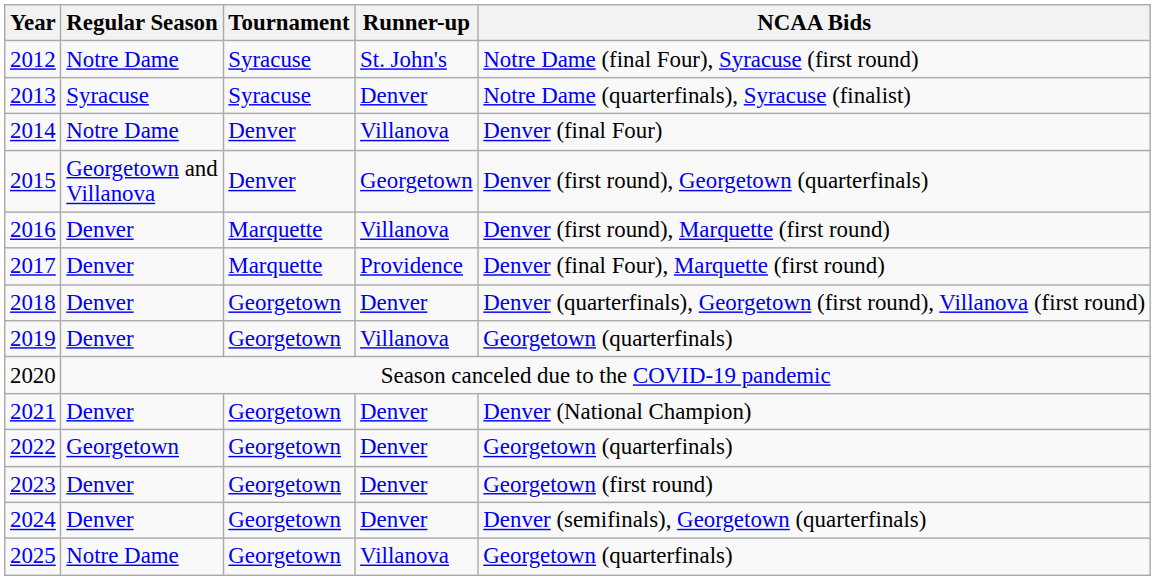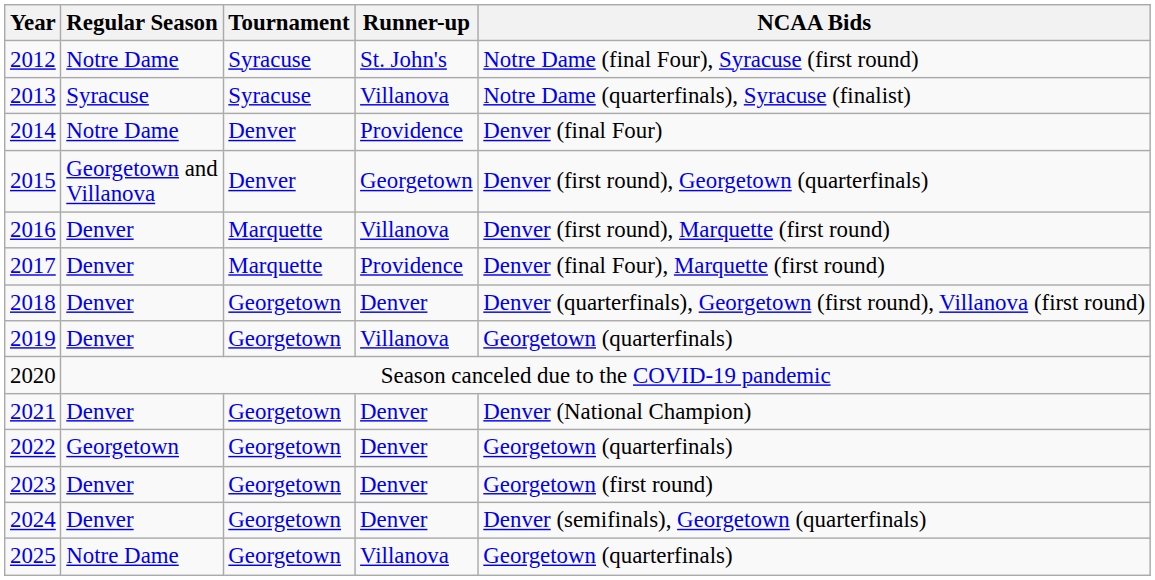(394, 95) Denver -> (405, 95) Villanova
(405, 131) Villanova -> (412, 131) Providence
